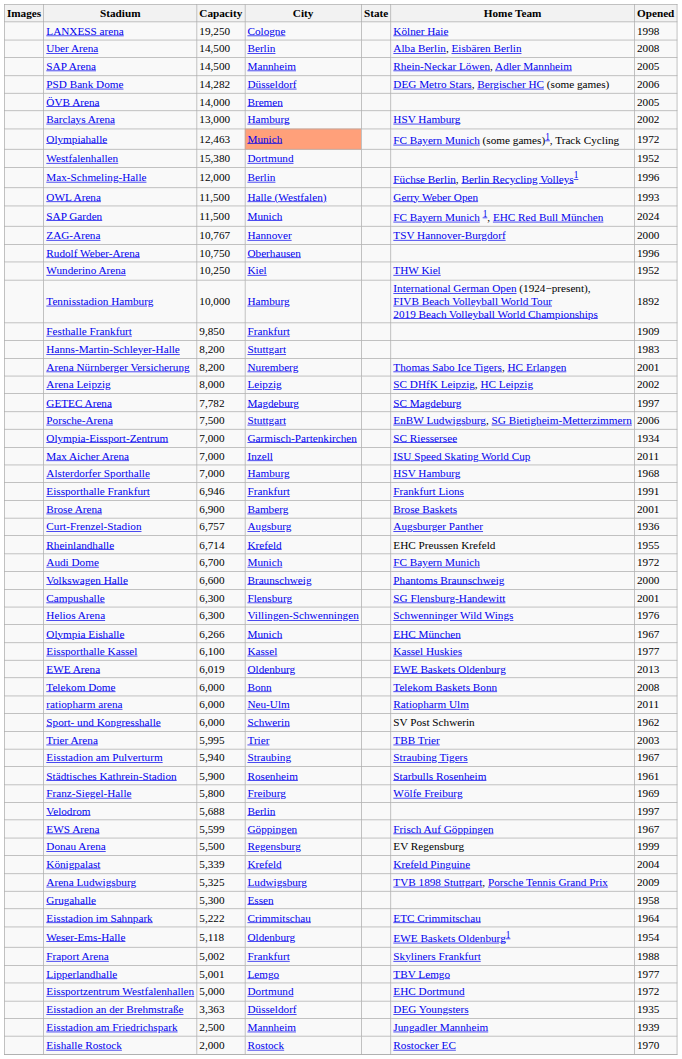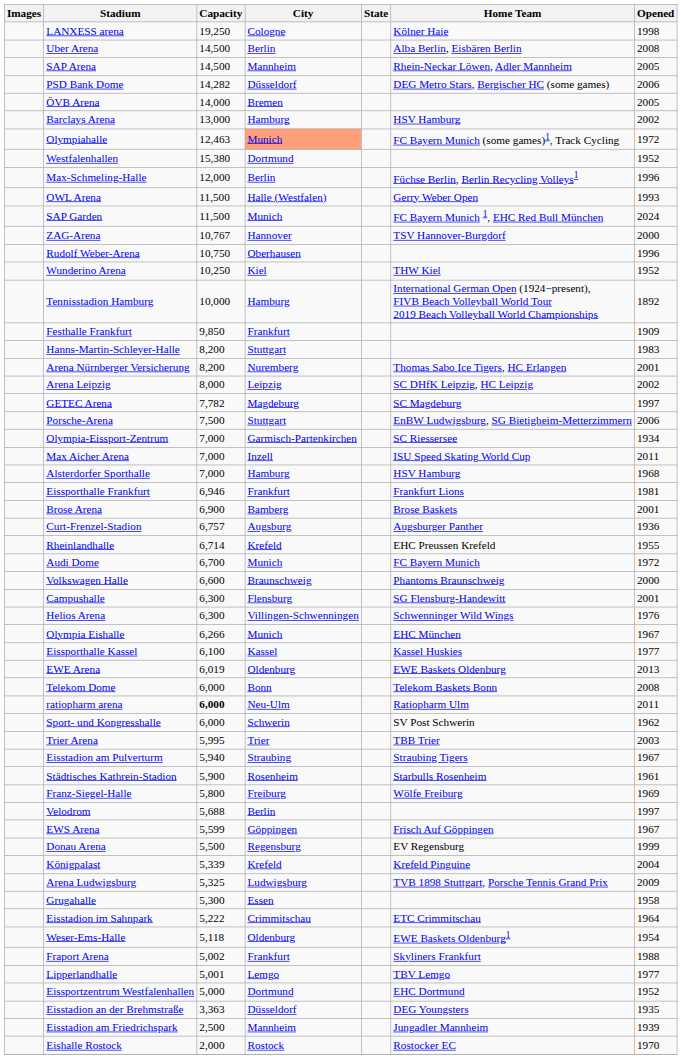(648, 491) 1991 -> (648, 491) 1981
(212, 704) normal -> (212, 704) bold
(648, 992) 1972 -> (648, 992) 1952
